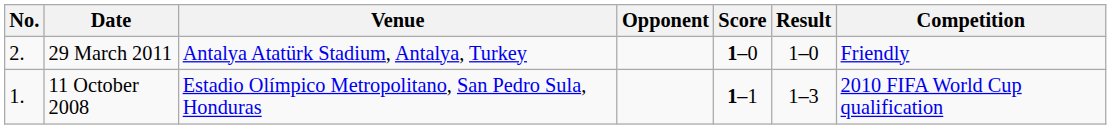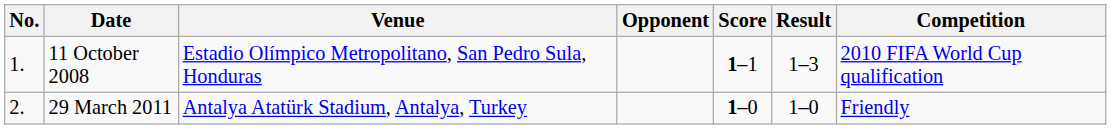rows swapped: (94, 96) <-> (110, 52)
